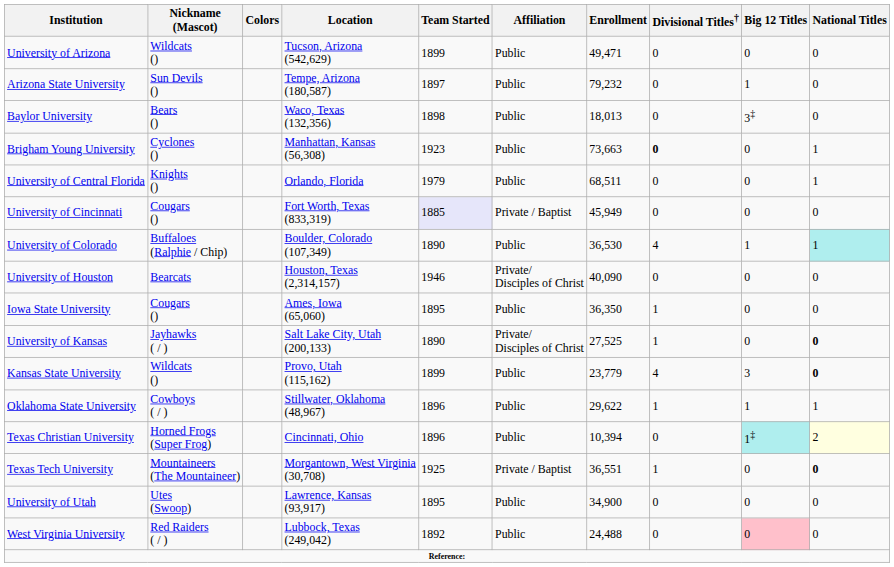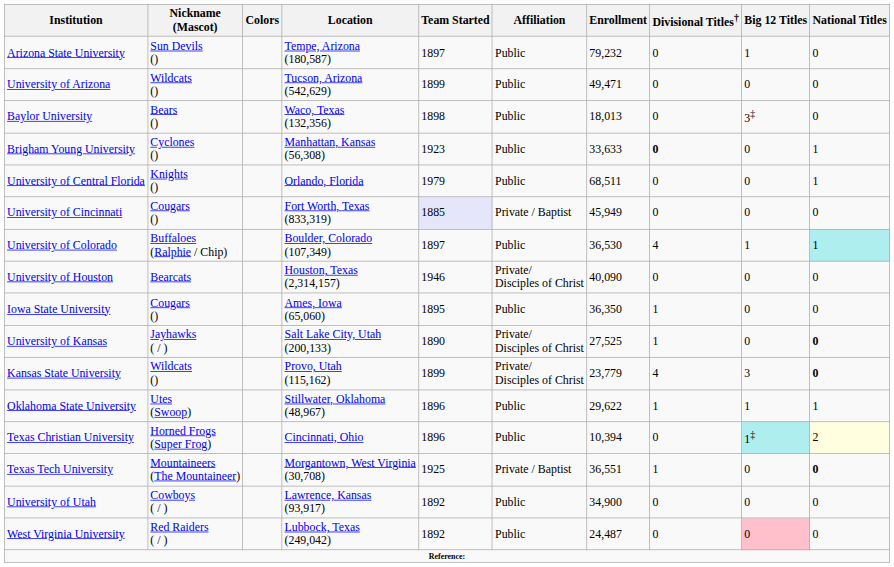rows swapped: (59, 52) <-> (66, 84)
(606, 148) 73,663 -> (606, 148) 33,633
(433, 245) 1890 -> (433, 245) 1897
(510, 373) Public -> (539, 373) Private/ Disciples of Christ
(173, 405) Cowboys ( / ) -> (171, 405) Utes (Swoop)
(171, 502) Utes (Swoop) -> (173, 502) Cowboys ( / )
(433, 502) 1895 -> (433, 502) 1892
(606, 534) 24,488 -> (606, 534) 24,487
